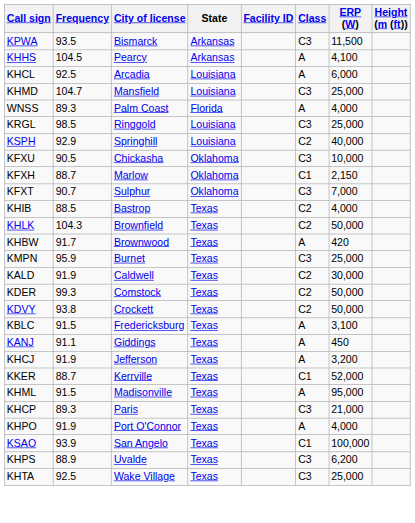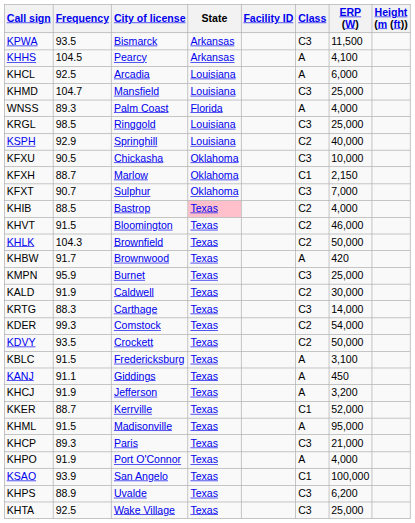(204, 208) no background -> (204, 208) pink background
+ row: (21, 225)
+ row: (21, 309)
(347, 292) 50,000 -> (347, 326) 54,000
(66, 309) 93.8 -> (66, 342) 93.5
